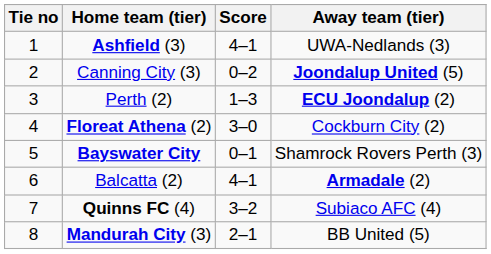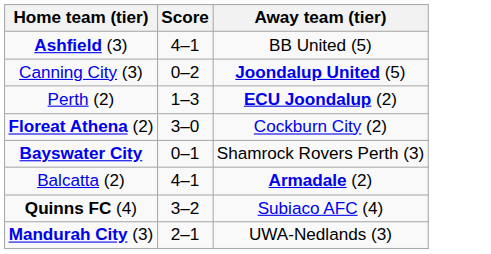- column: (34, 18)
(378, 45) UWA-Nedlands (3) -> (320, 45) BB United (5)
(378, 235) BB United (5) -> (320, 235) UWA-Nedlands (3)
